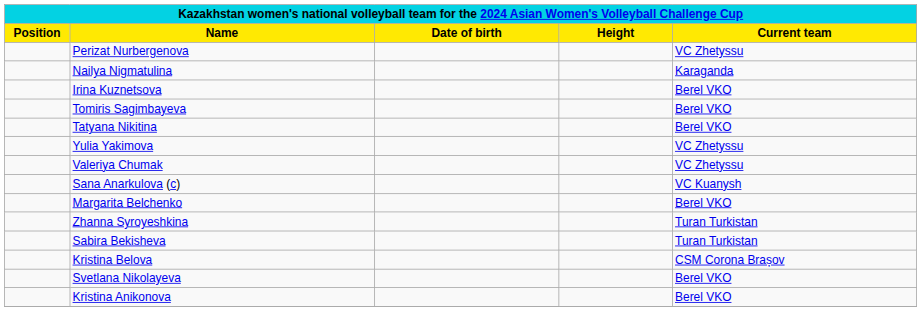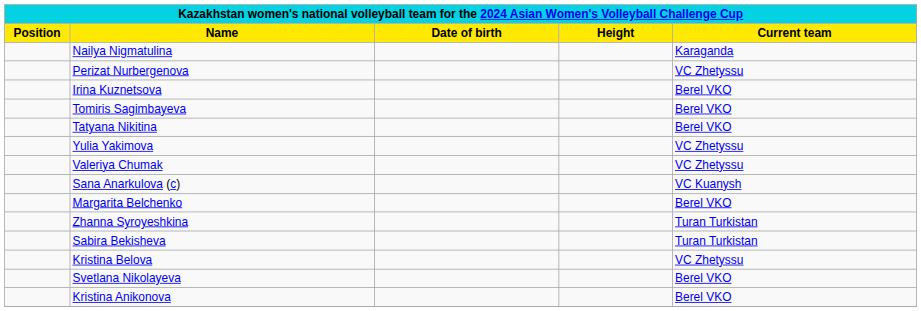rows swapped: (122, 71) <-> (131, 52)
(730, 260) CSM Corona Brașov -> (709, 260) VC Zhetyssu
